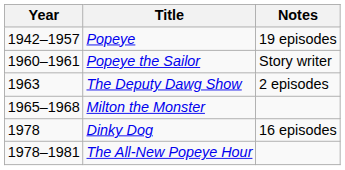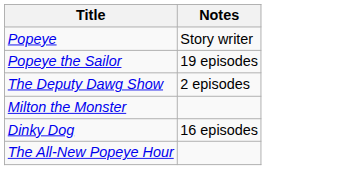- column: (44, 15)
(298, 38) 19 episodes -> (217, 38) Story writer
(295, 61) Story writer -> (219, 61) 19 episodes
